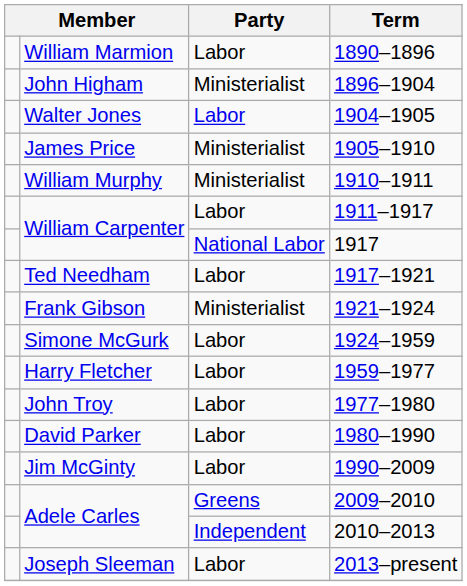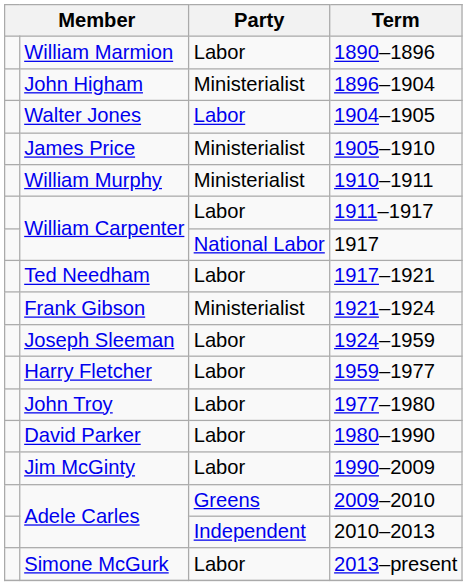(96, 340) Simone McGurk -> (99, 340) Joseph Sleeman
(99, 564) Joseph Sleeman -> (96, 564) Simone McGurk
